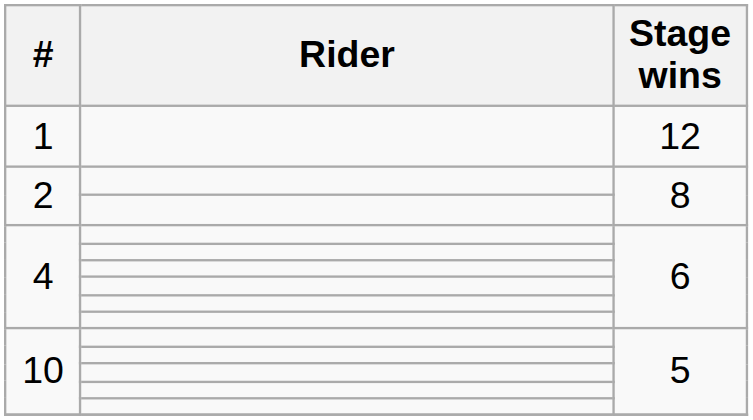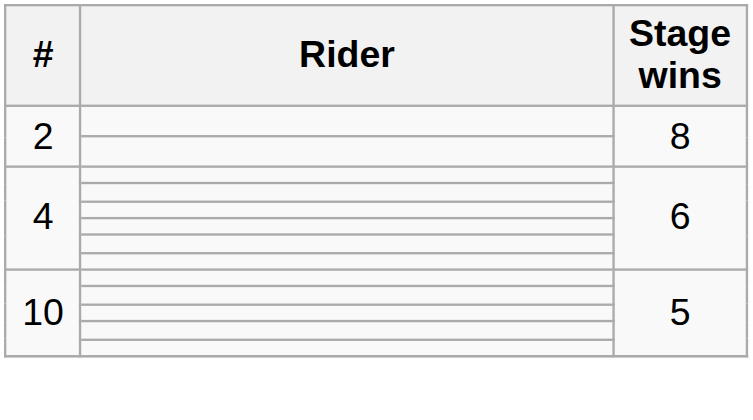- row: (43, 135)
